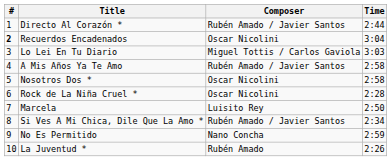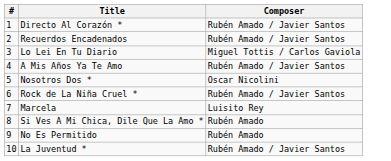- column: (375, 11)
(9, 39) bold -> (9, 39) normal
(243, 39) Oscar Nicolini -> (276, 39) Rubén Amado / Javier Santos
(243, 94) Oscar Nicolini -> (276, 94) Rubén Amado / Javier Santos
(276, 121) Rubén Amado / Javier Santos -> (236, 121) Rubén Amado
(236, 135) Nano Concha -> (236, 135) Rubén Amado
(236, 149) Rubén Amado -> (276, 149) Rubén Amado / Javier Santos
